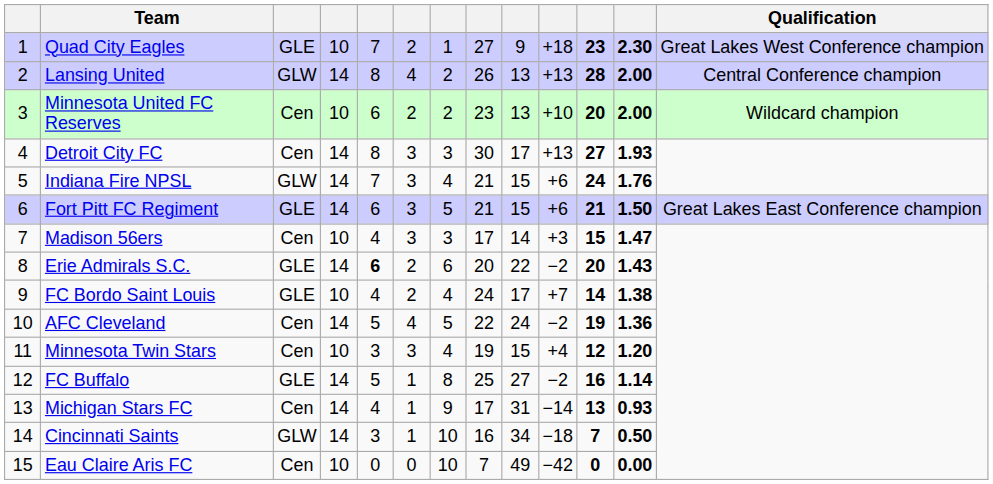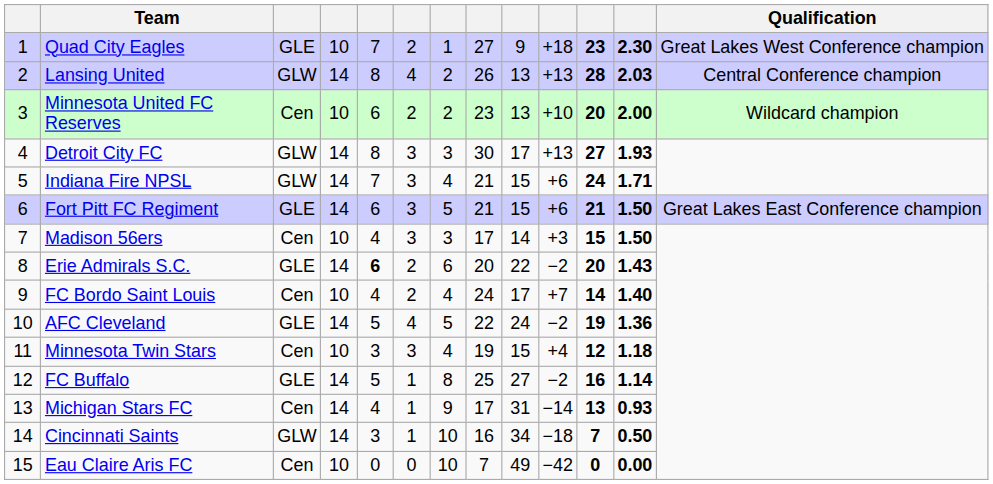(635, 75) 2.00 -> (635, 75) 2.03
(297, 152) Cen -> (297, 152) GLW
(635, 180) 1.76 -> (635, 180) 1.71
(635, 237) 1.47 -> (635, 237) 1.50
(297, 294) GLE -> (297, 294) Cen
(635, 294) 1.38 -> (635, 294) 1.40
(297, 323) Cen -> (297, 323) GLE
(635, 351) 1.20 -> (635, 351) 1.18
